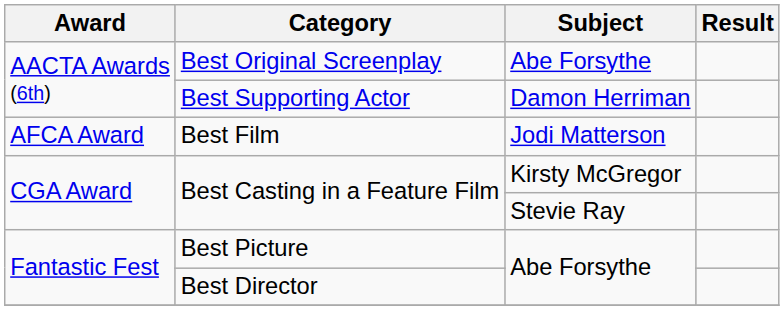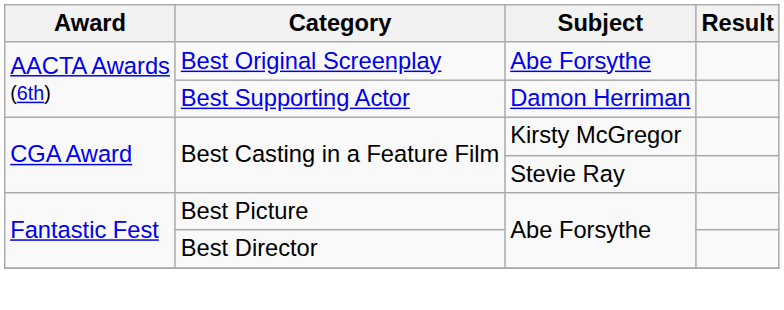- row: (230, 135)
